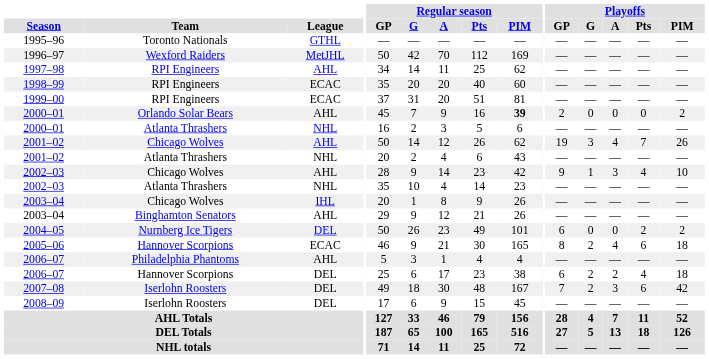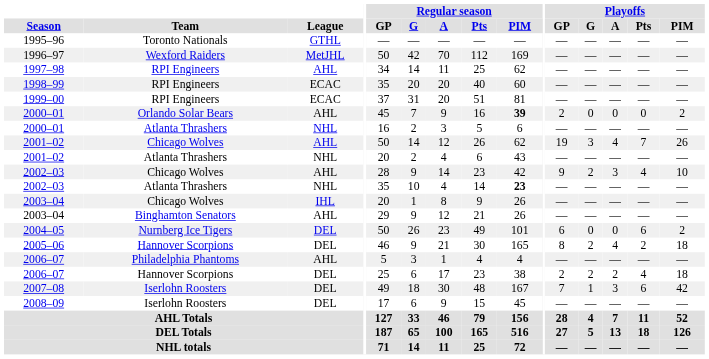(591, 172) 1 -> (591, 172) 2
(520, 186) normal -> (520, 186) bold
(643, 230) 2 -> (643, 230) 6
(325, 245) ECAC -> (325, 245) DEL
(643, 245) 6 -> (643, 245) 2
(562, 274) 6 -> (562, 274) 2
(591, 288) 2 -> (591, 288) 1
